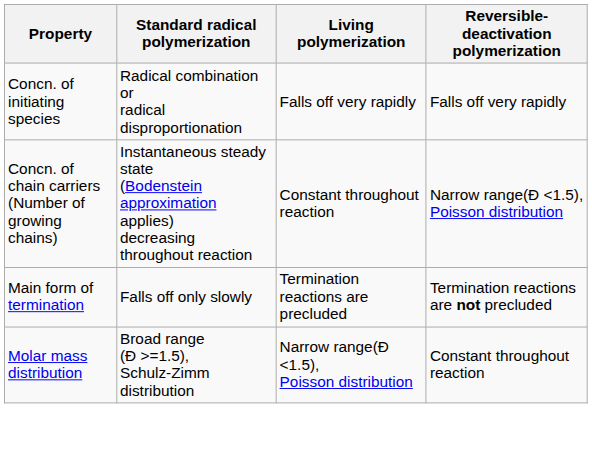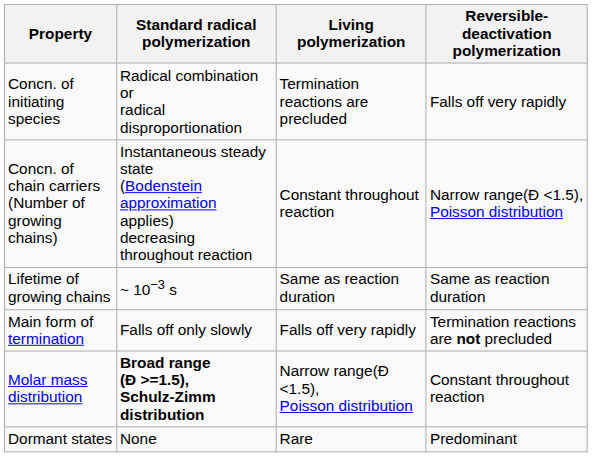(348, 101) Falls off very rapidly -> (324, 101) Termination reactions are precluded
+ row: (59, 288)
(324, 297) Termination reactions are precluded -> (348, 330) Falls off very rapidly
(165, 364) normal -> (168, 389) bold
+ row: (60, 439)
